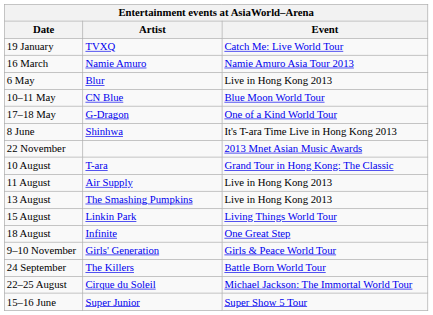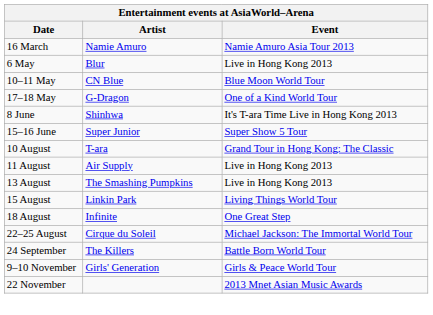- row: (30, 47)
rows swapped: (31, 302) <-> (36, 149)
rows swapped: (37, 285) <-> (41, 251)
